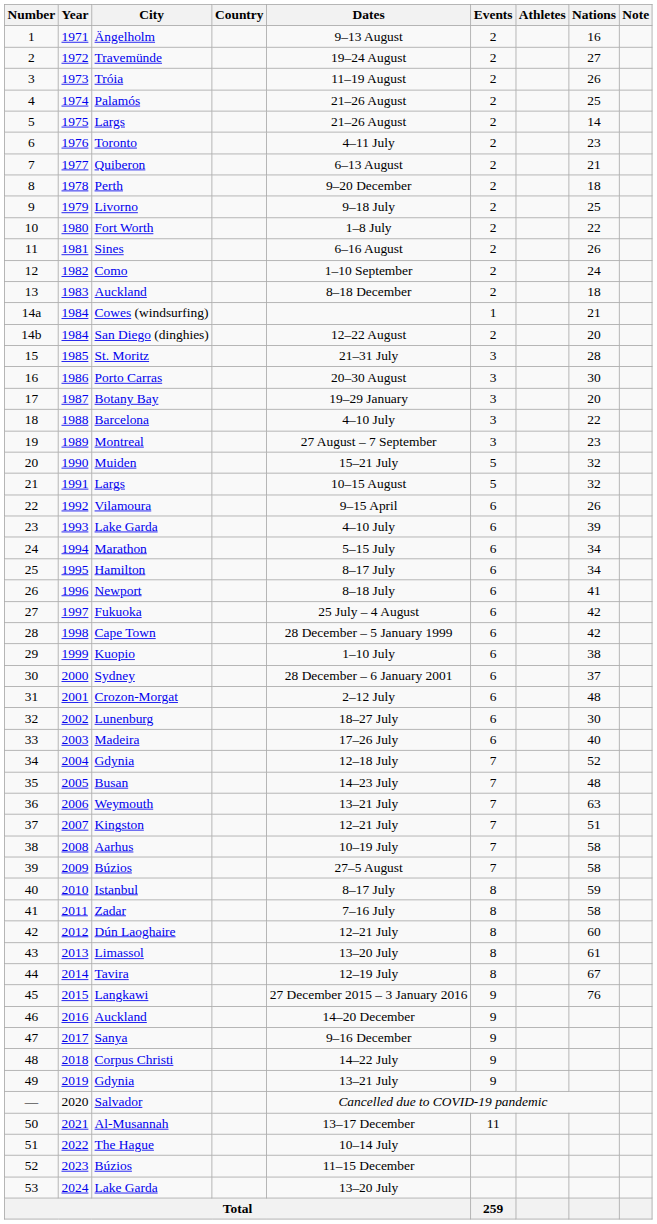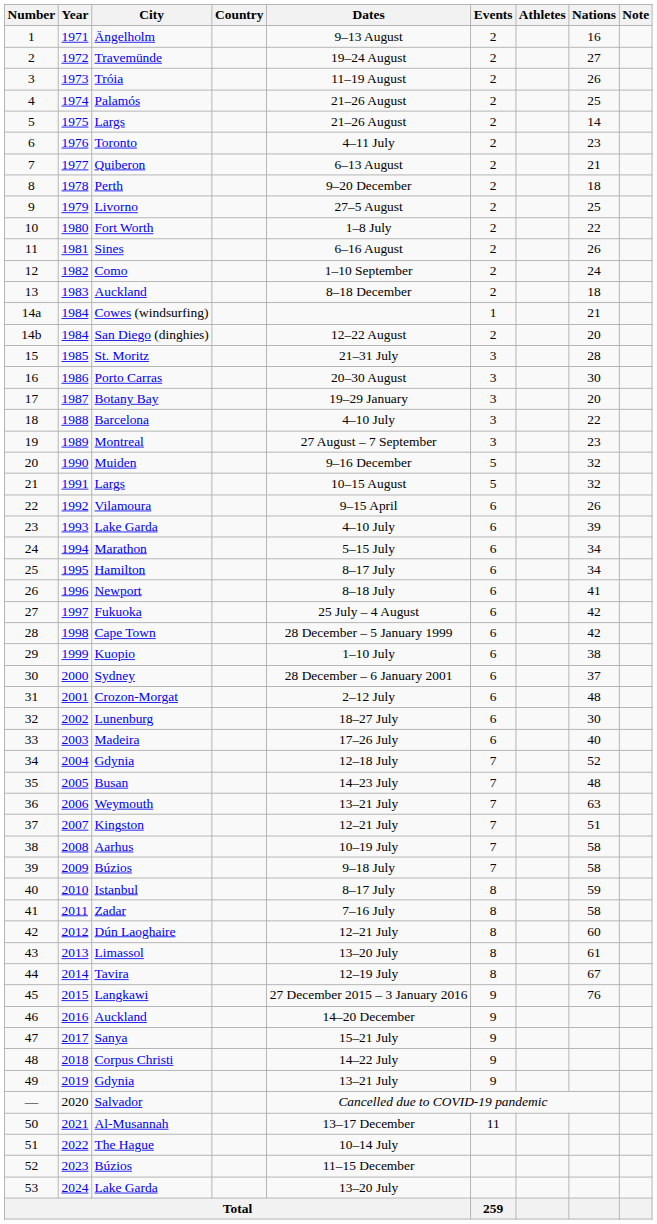(369, 206) 9–18 July -> (369, 206) 27–5 August
(369, 462) 15–21 July -> (369, 462) 9–16 December
(369, 867) 27–5 August -> (369, 867) 9–18 July
(369, 1038) 9–16 December -> (369, 1038) 15–21 July
